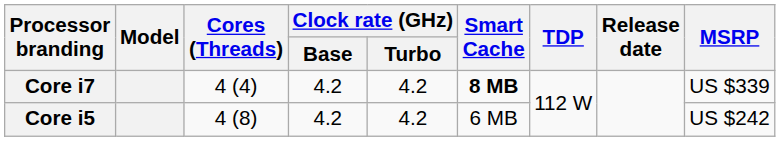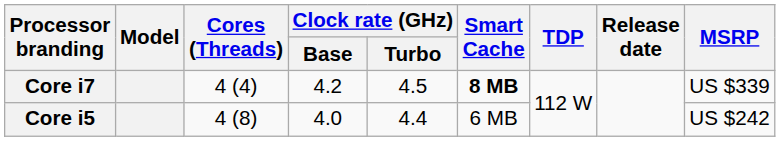(413, 86) 4.2 -> (413, 86) 4.5
(328, 119) 4.2 -> (328, 119) 4.0
(413, 119) 4.2 -> (413, 119) 4.4
